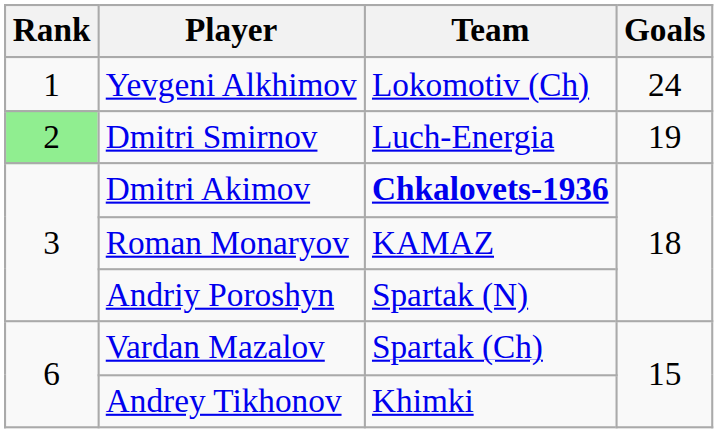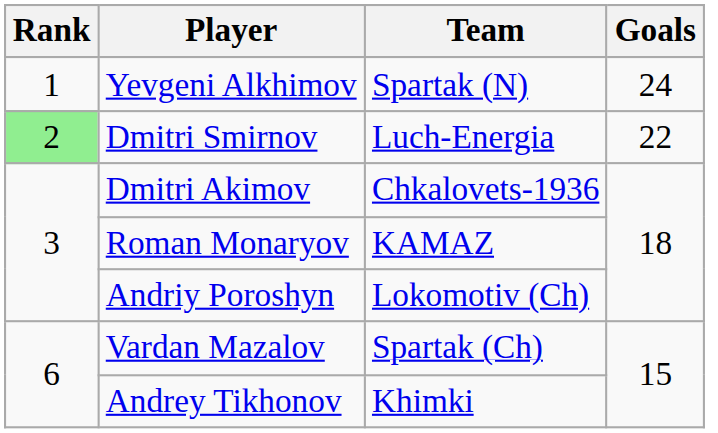(481, 83) Lokomotiv (Ch) -> (450, 83) Spartak (N)
(665, 136) 19 -> (655, 136) 22
(490, 189) bold -> (486, 189) normal
(450, 294) Spartak (N) -> (481, 294) Lokomotiv (Ch)
